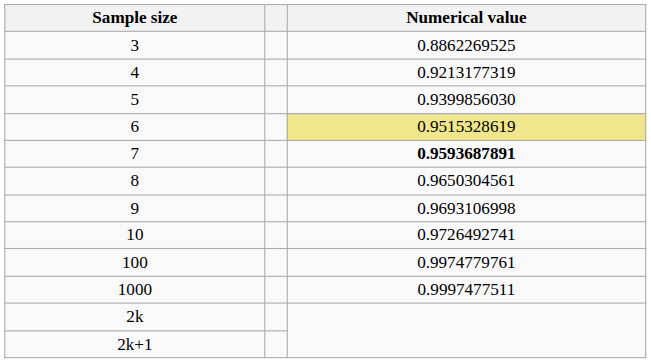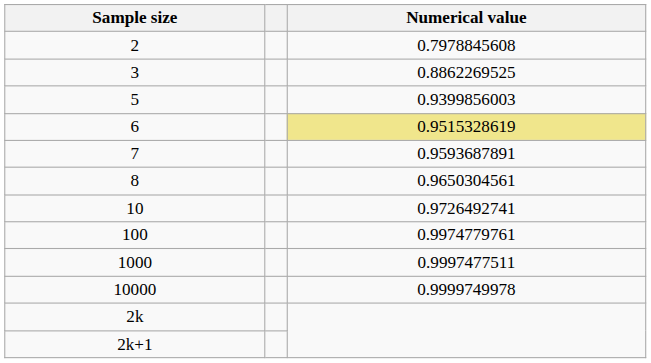+ row: (135, 45)
- row: (135, 72)
(466, 99) 0.9399856030 -> (466, 99) 0.9399856003
(466, 153) bold -> (466, 153) normal
- row: (135, 208)
+ row: (135, 289)
